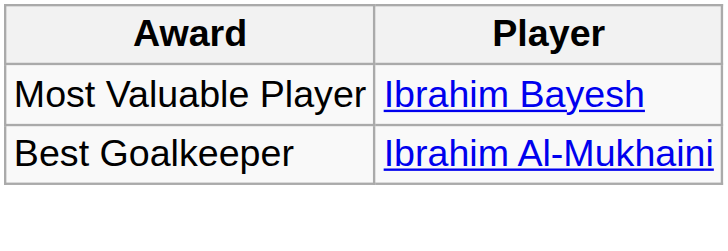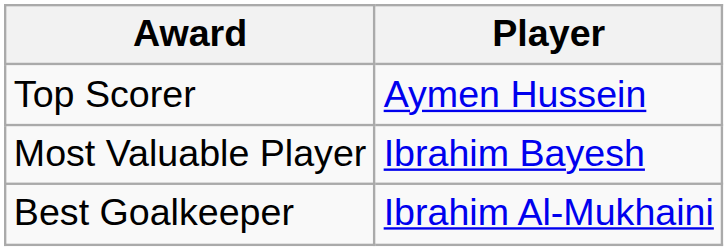+ row: (105, 93)
